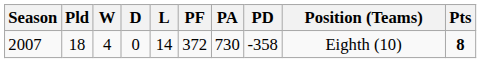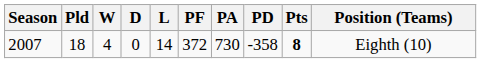columns swapped: (460, 17) <-> (364, 17)
